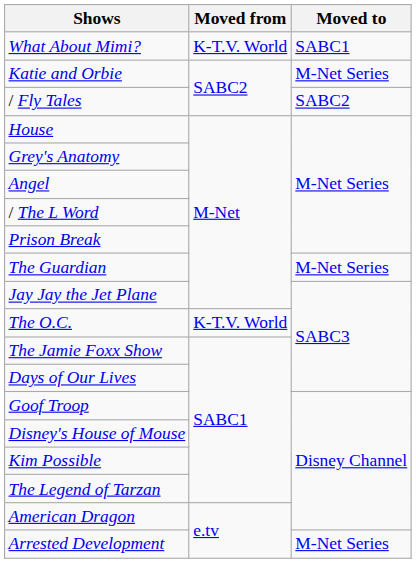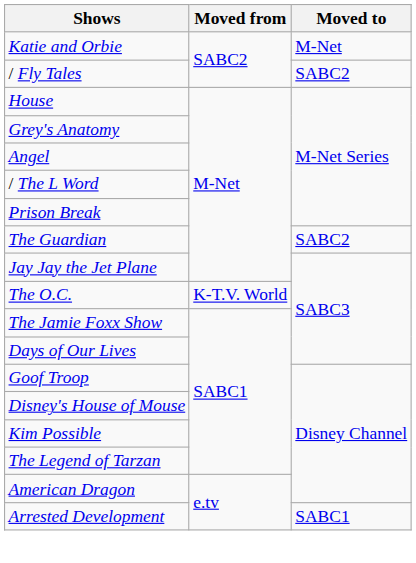- row: (75, 45)
(342, 73) M-Net Series -> (319, 45) M-Net
(342, 267) M-Net Series -> (322, 239) SABC2
(342, 543) M-Net Series -> (322, 516) SABC1
